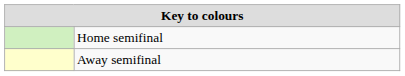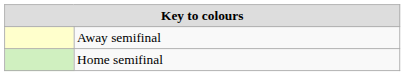rows swapped: (120, 37) <-> (119, 60)
